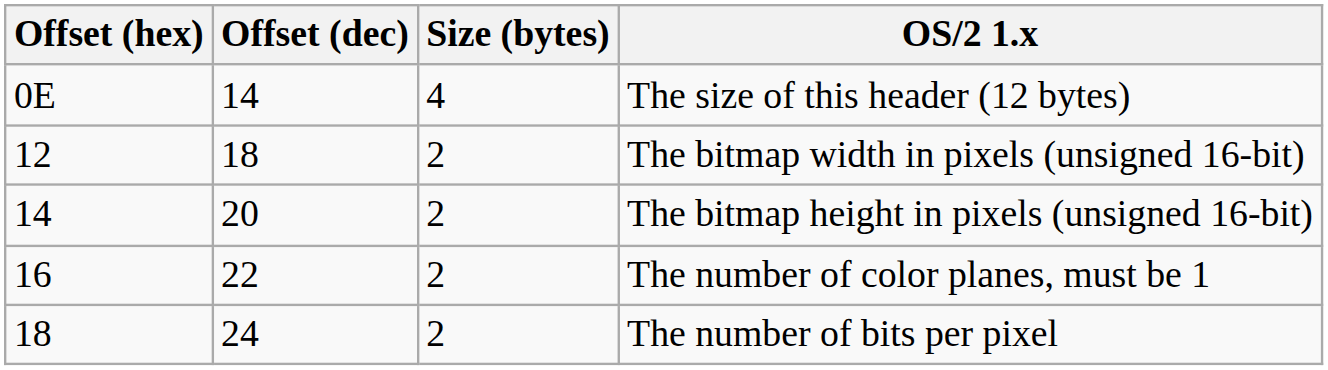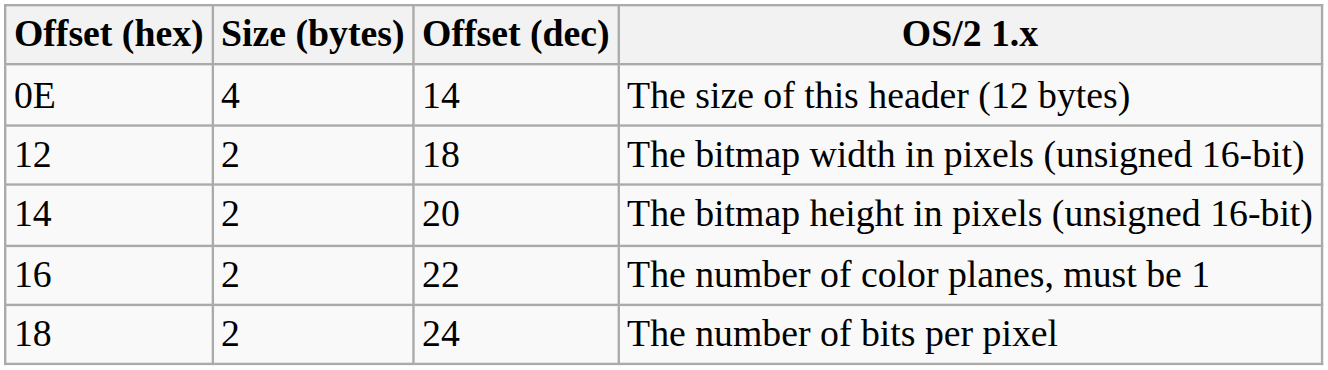columns swapped: (315, 34) <-> (518, 34)
